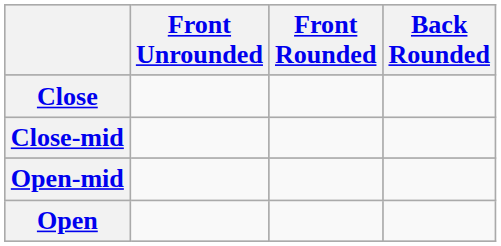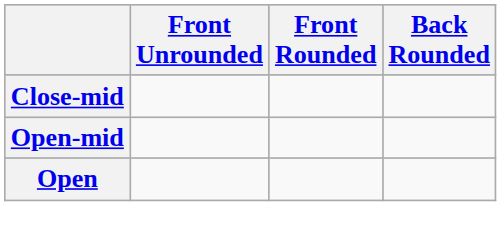- row: (67, 95)
